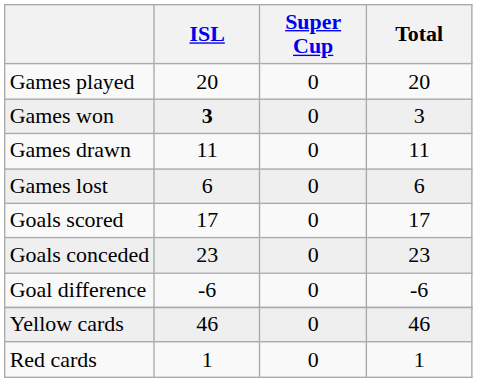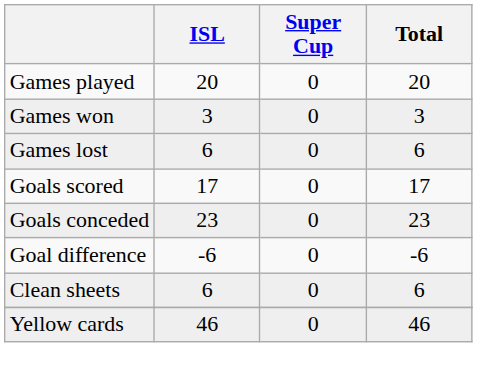(207, 116) bold -> (207, 116) normal
- row: (70, 150)
+ row: (65, 289)
- row: (53, 359)
